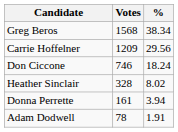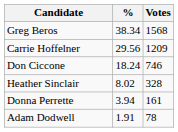columns swapped: (128, 13) <-> (158, 13)
